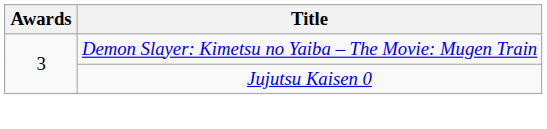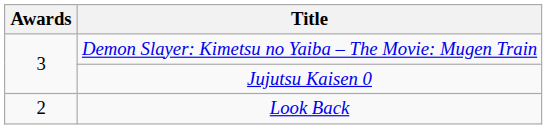+ row: (310, 108)
